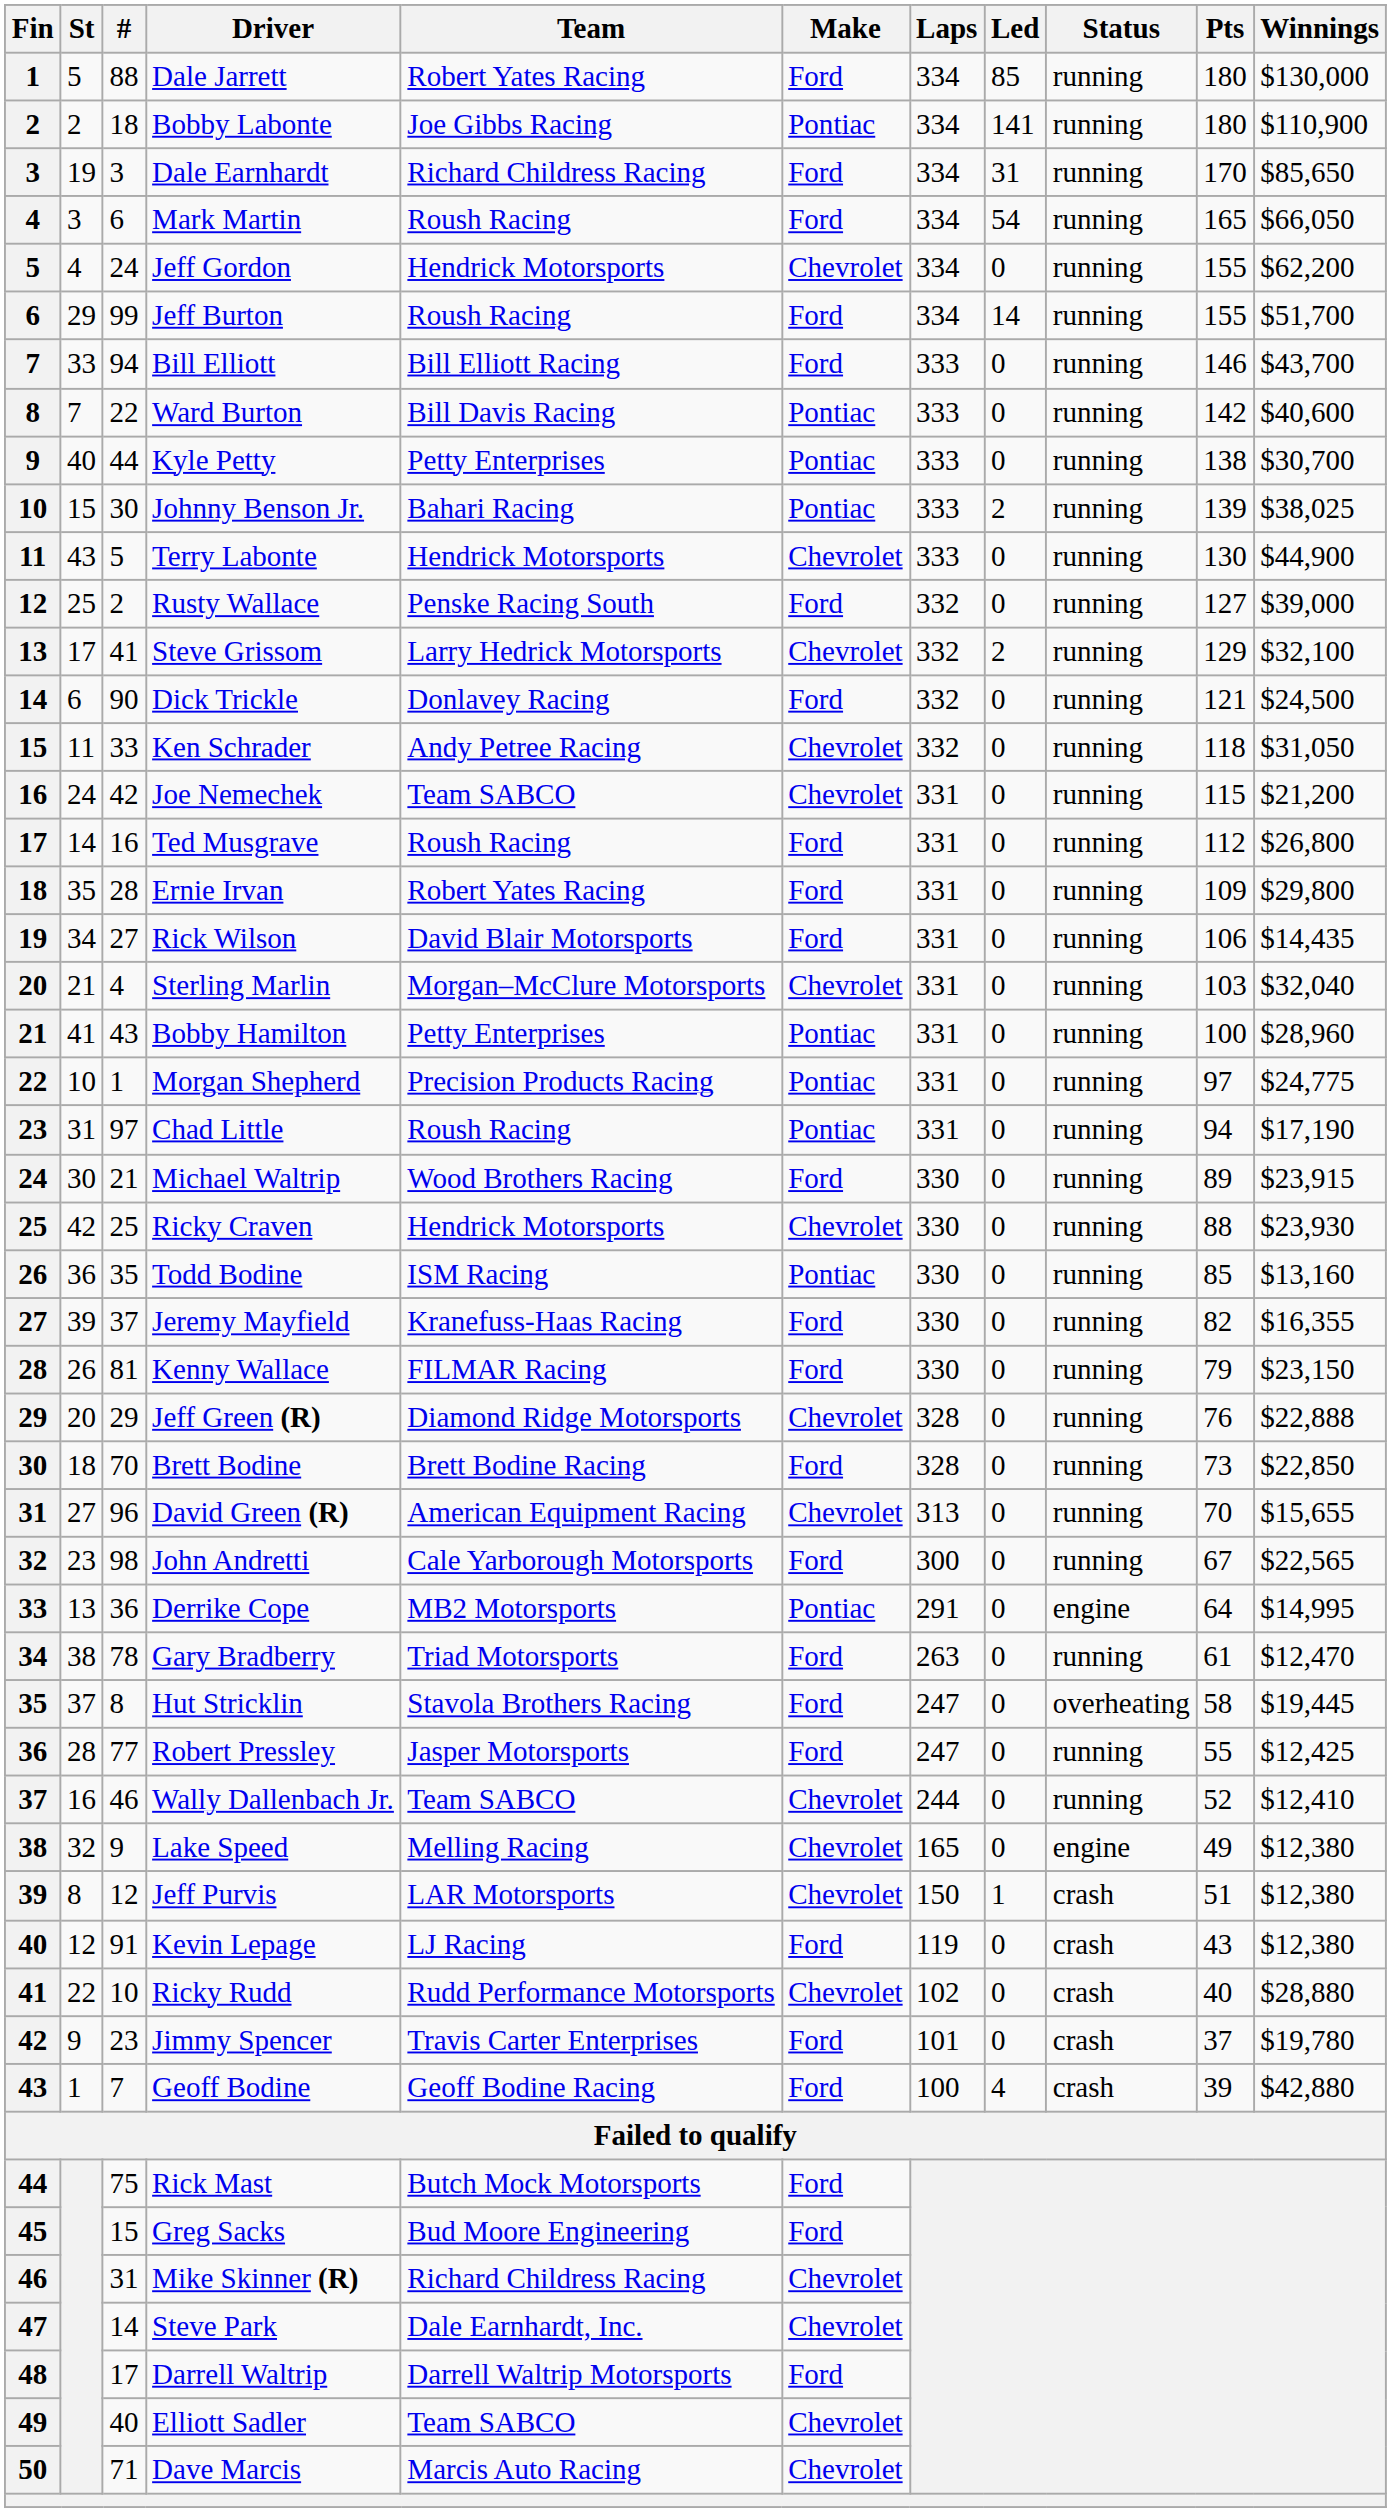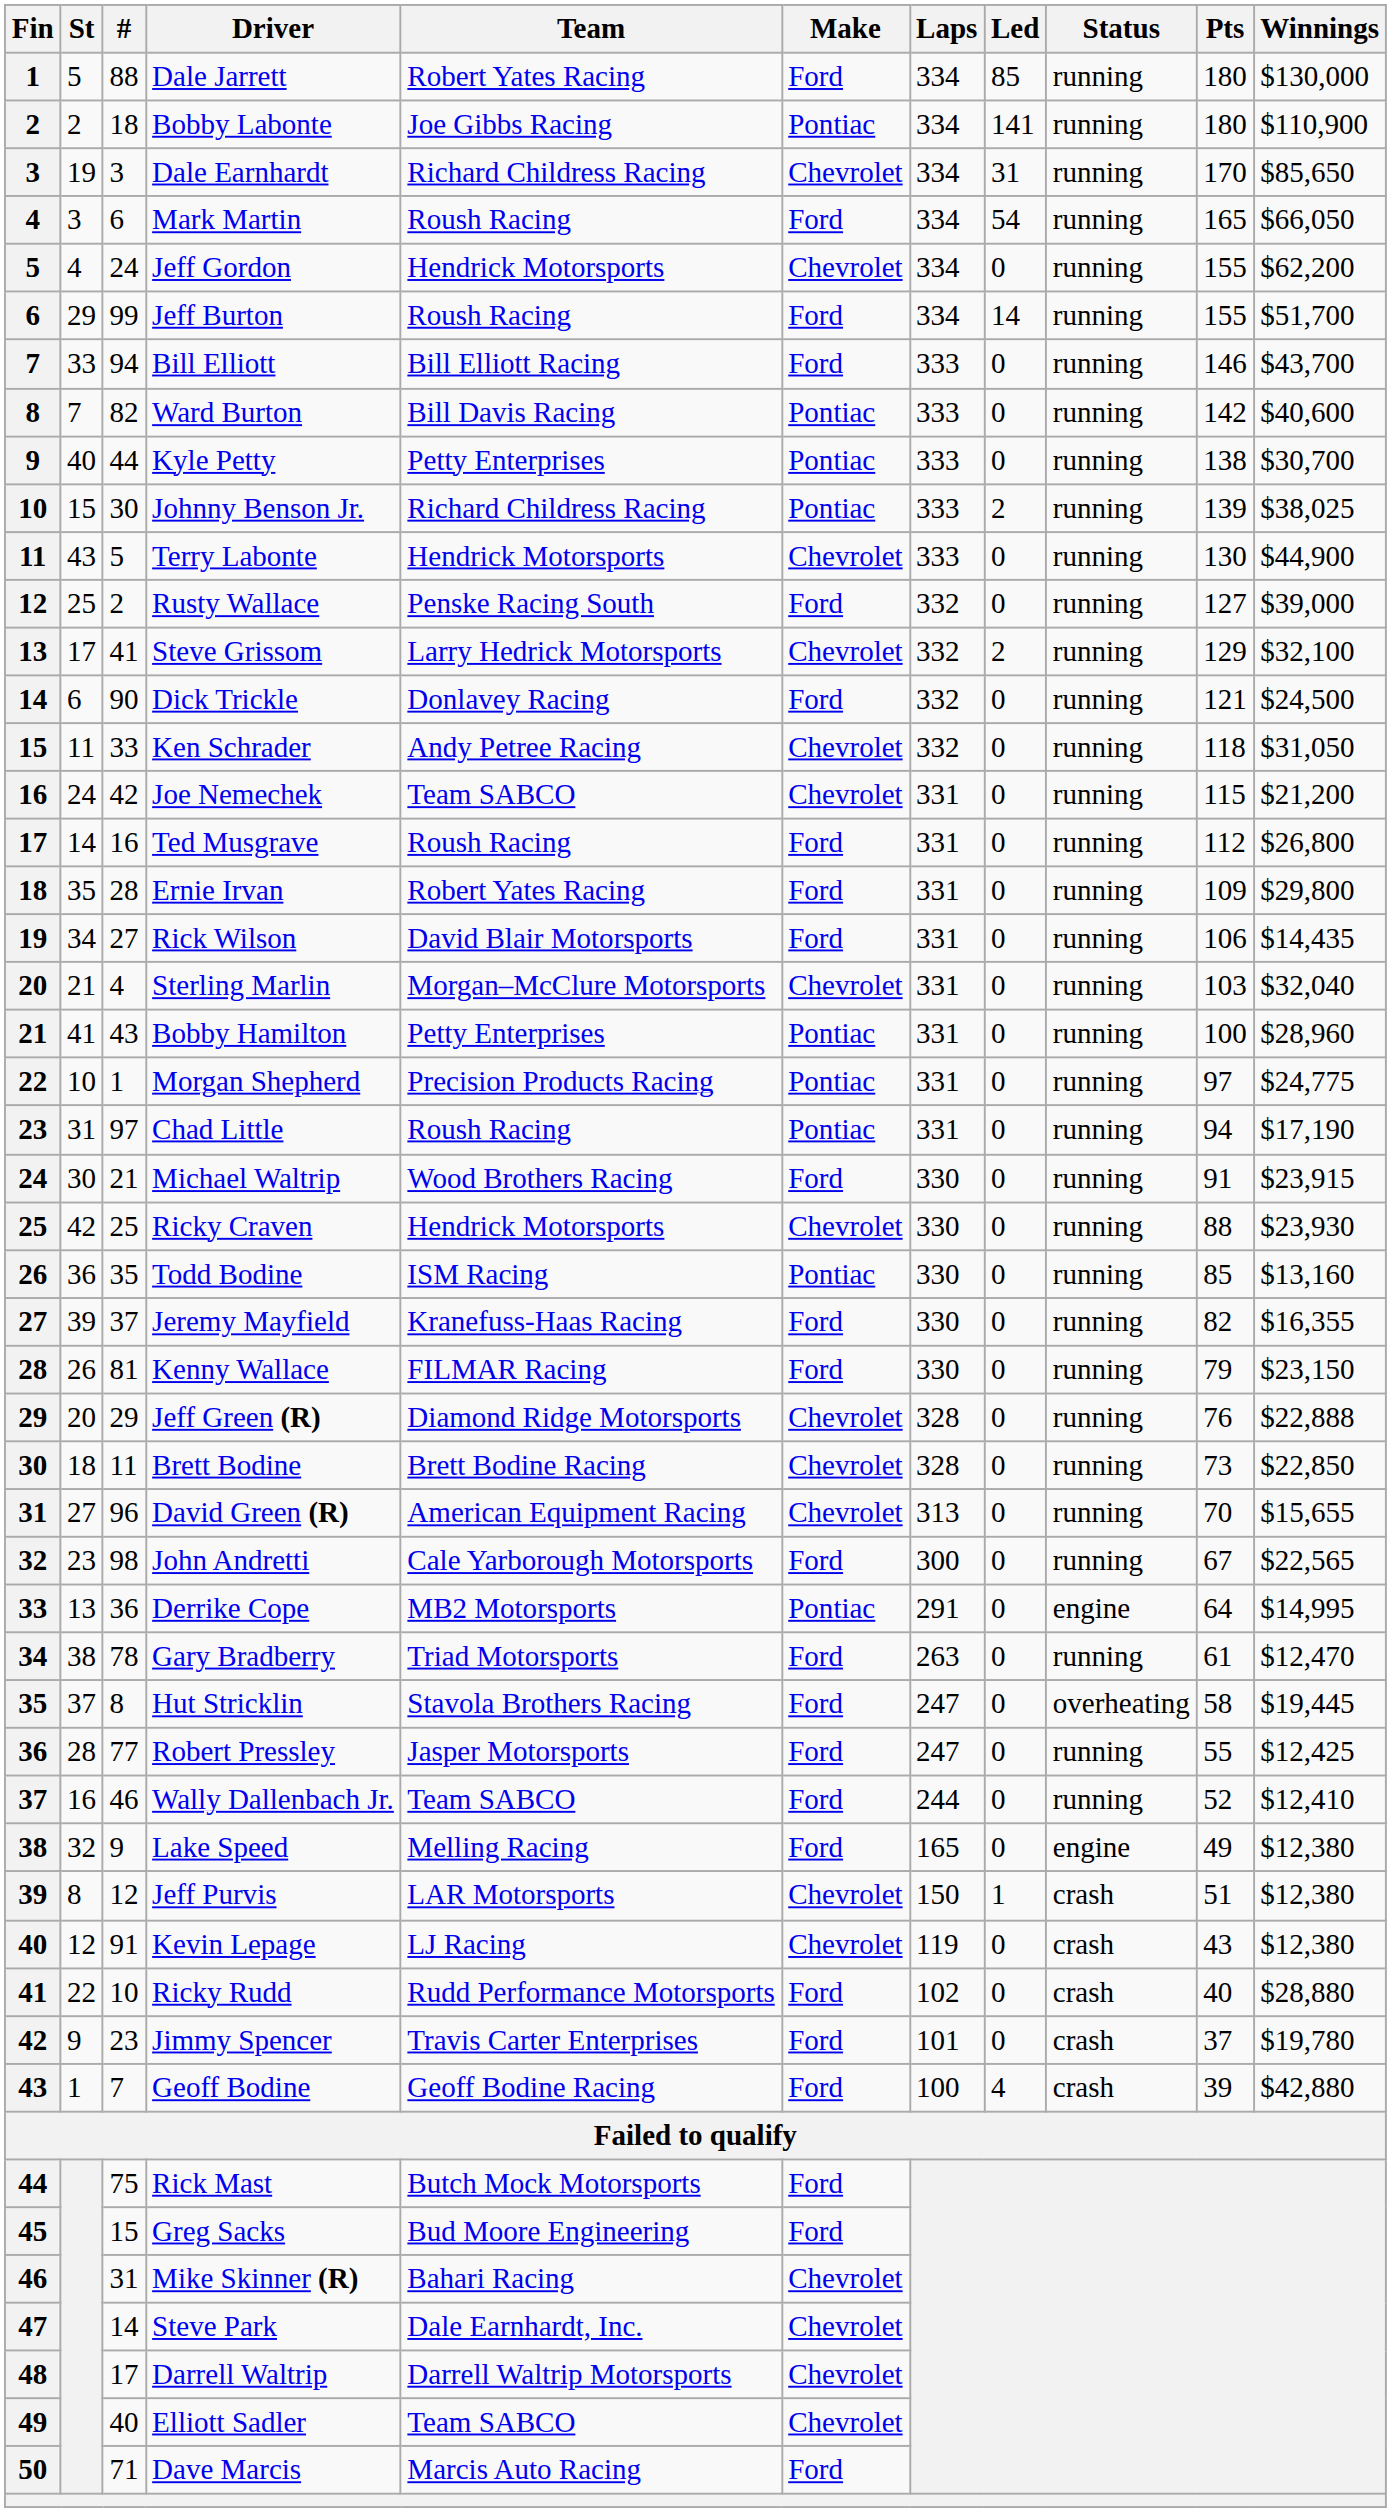(816, 172) Ford -> (845, 172) Chevrolet
(124, 411) 22 -> (124, 411) 82
(491, 507) Bahari Racing -> (556, 507) Richard Childress Racing
(1218, 1177) 89 -> (1218, 1177) 91
(124, 1464) 70 -> (124, 1464) 11
(816, 1464) Ford -> (845, 1464) Chevrolet
(845, 1799) Chevrolet -> (816, 1799) Ford
(845, 1847) Chevrolet -> (816, 1847) Ford
(816, 1943) Ford -> (845, 1943) Chevrolet
(845, 1991) Chevrolet -> (816, 1991) Ford
(556, 2278) Richard Childress Racing -> (491, 2278) Bahari Racing
(816, 2374) Ford -> (845, 2374) Chevrolet
(845, 2469) Chevrolet -> (816, 2469) Ford
